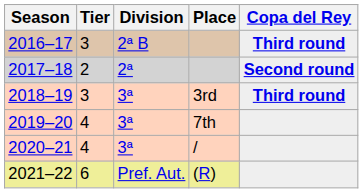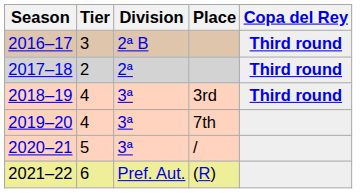(299, 69) Second round -> (296, 69) Third round
(85, 95) 3 -> (85, 95) 4
(85, 148) 4 -> (85, 148) 5
